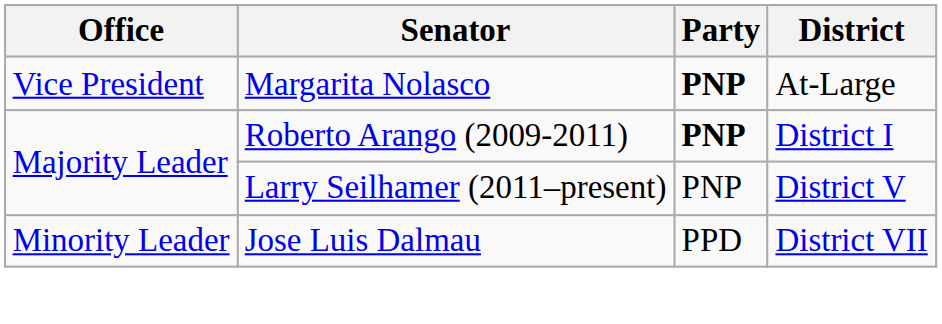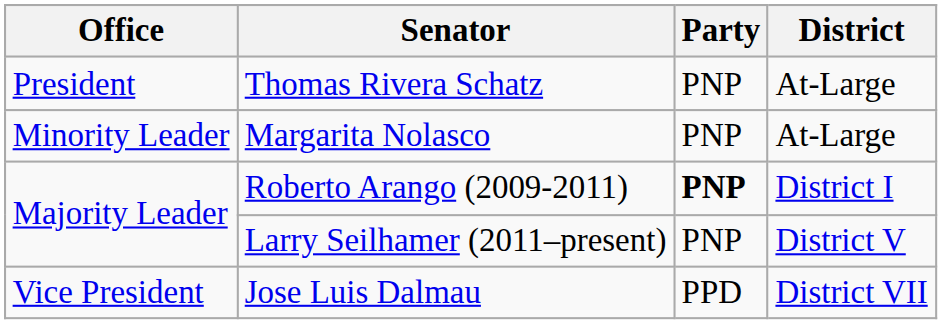+ row: (394, 82)
(108, 82) Vice President -> (121, 135) Minority Leader
(714, 82) bold -> (712, 135) normal
(121, 239) Minority Leader -> (108, 291) Vice President
